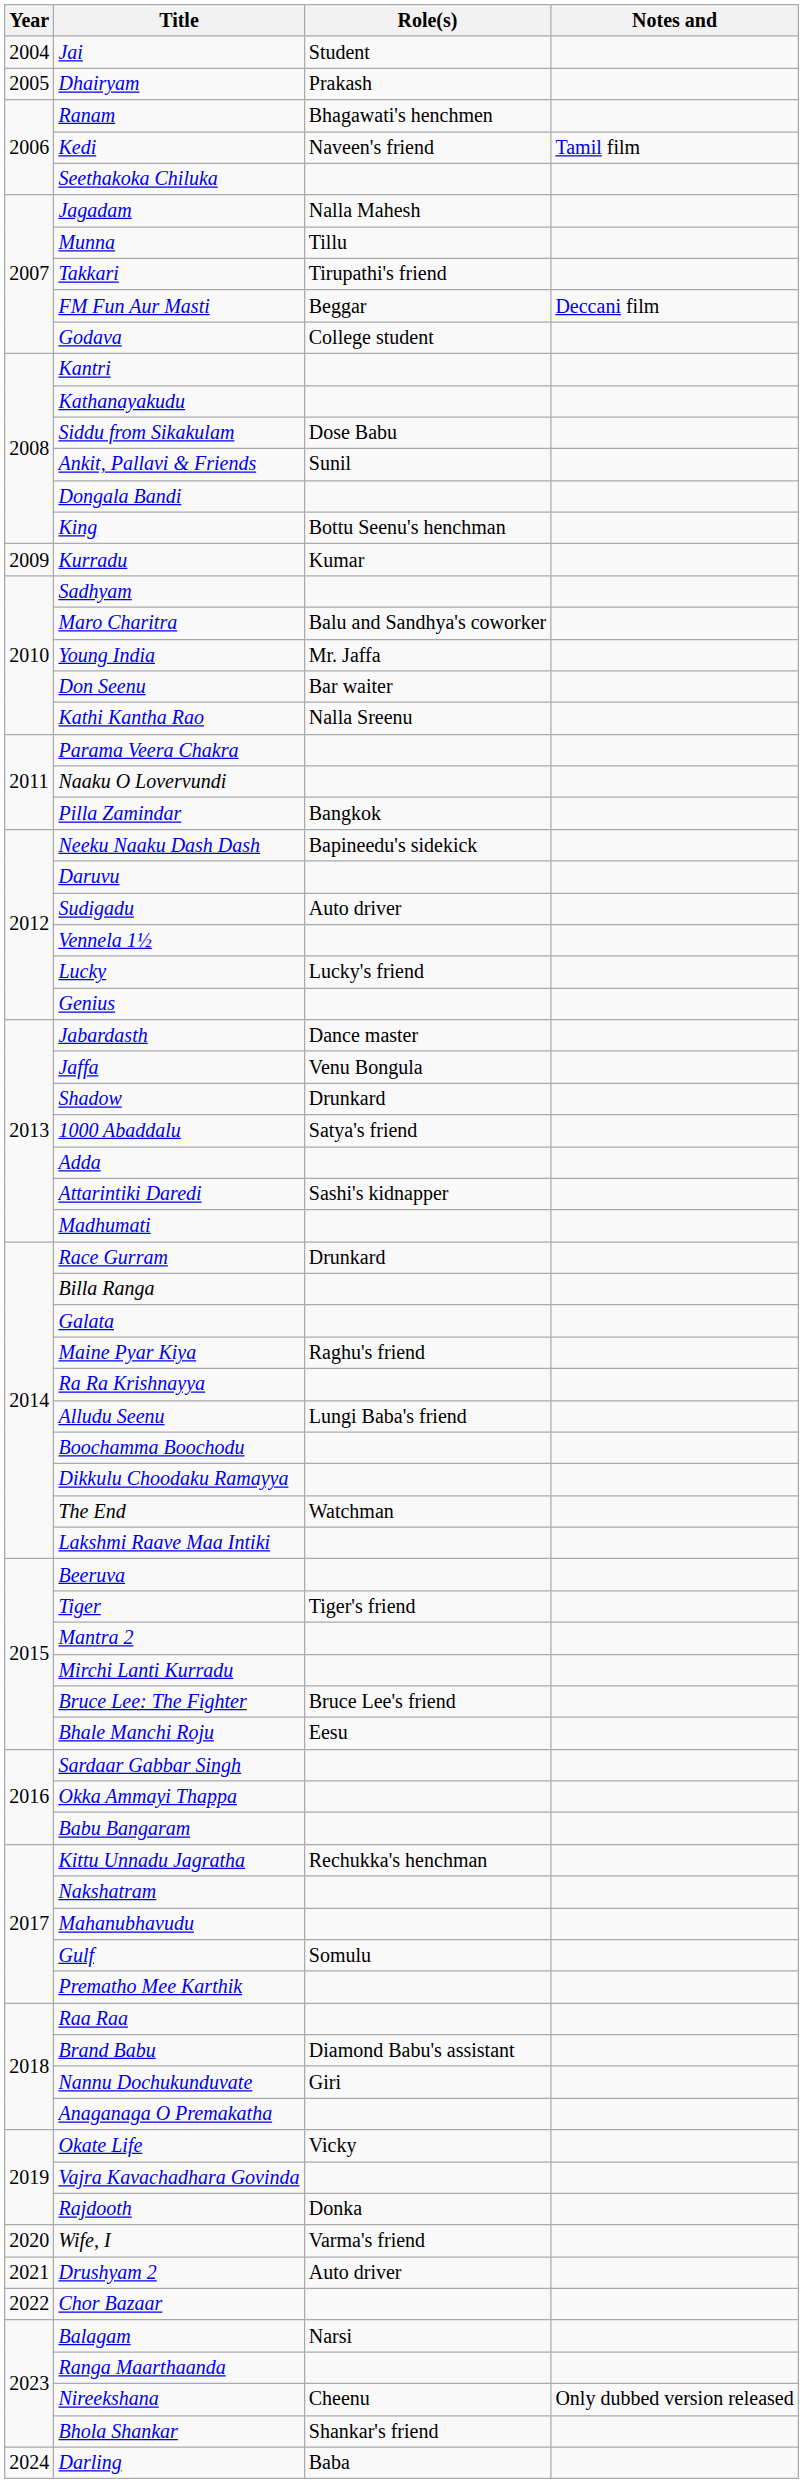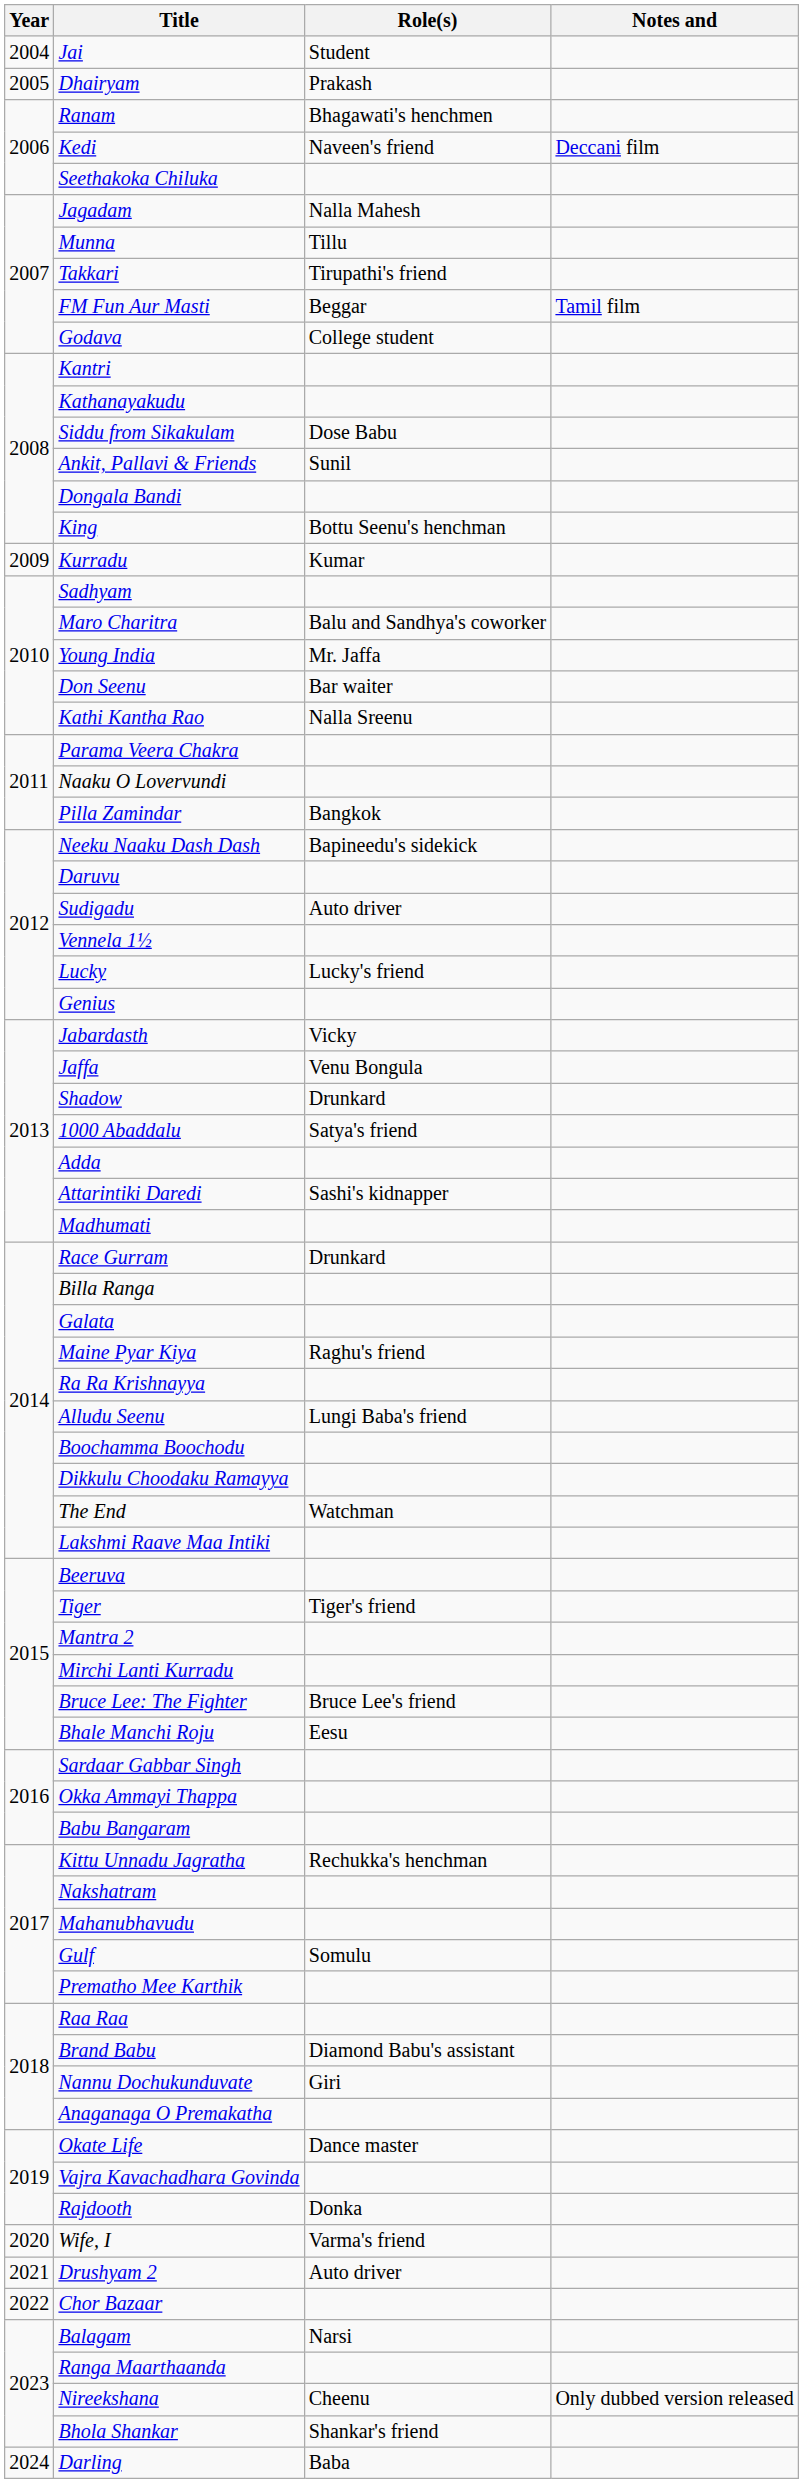(598, 147) Tamil film -> (607, 147) Deccani film
(607, 305) Deccani film -> (598, 305) Tamil film
(363, 1035) Dance master -> (333, 1035) Vicky
(333, 2145) Vicky -> (363, 2145) Dance master
